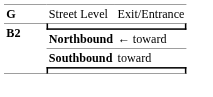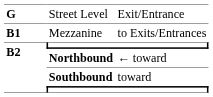+ row: (76, 32)
